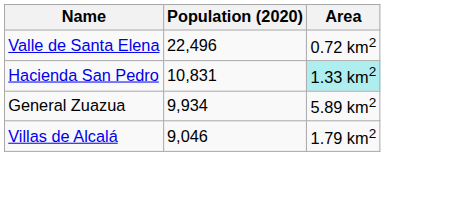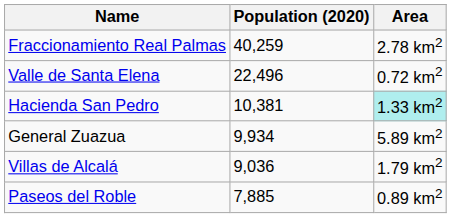+ row: (117, 45)
(192, 75) 10,831 -> (258, 106) 10,381
(187, 136) 9,046 -> (254, 166) 9,036
+ row: (72, 197)
